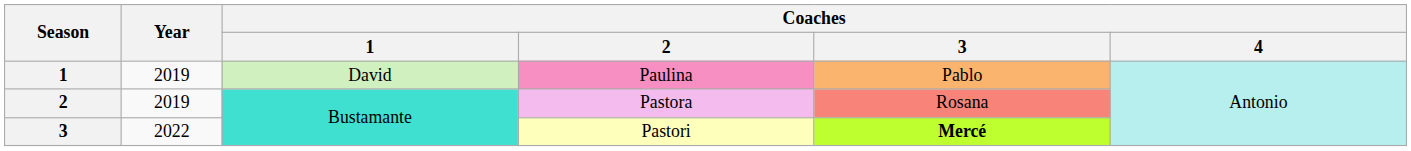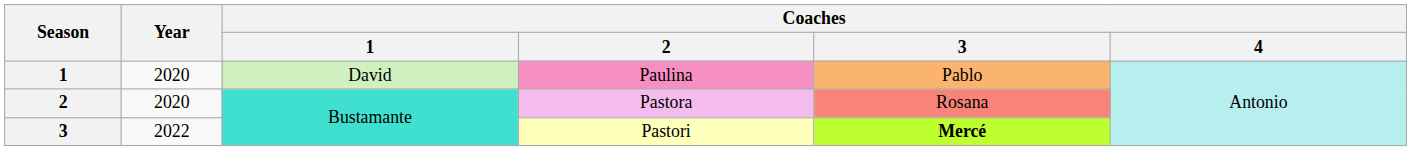(172, 74) 2019 -> (172, 74) 2020
(172, 103) 2019 -> (172, 103) 2020
